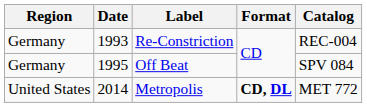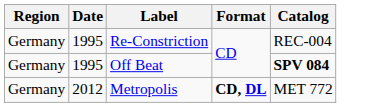(113, 41) 1993 -> (88, 41) 1995
(326, 65) normal -> (301, 65) bold
(49, 89) United States -> (37, 89) Germany
(113, 89) 2014 -> (88, 89) 2012
